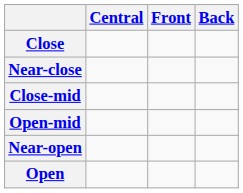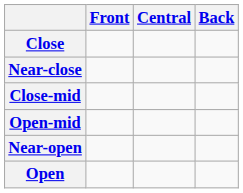columns swapped: (171, 17) <-> (116, 17)
